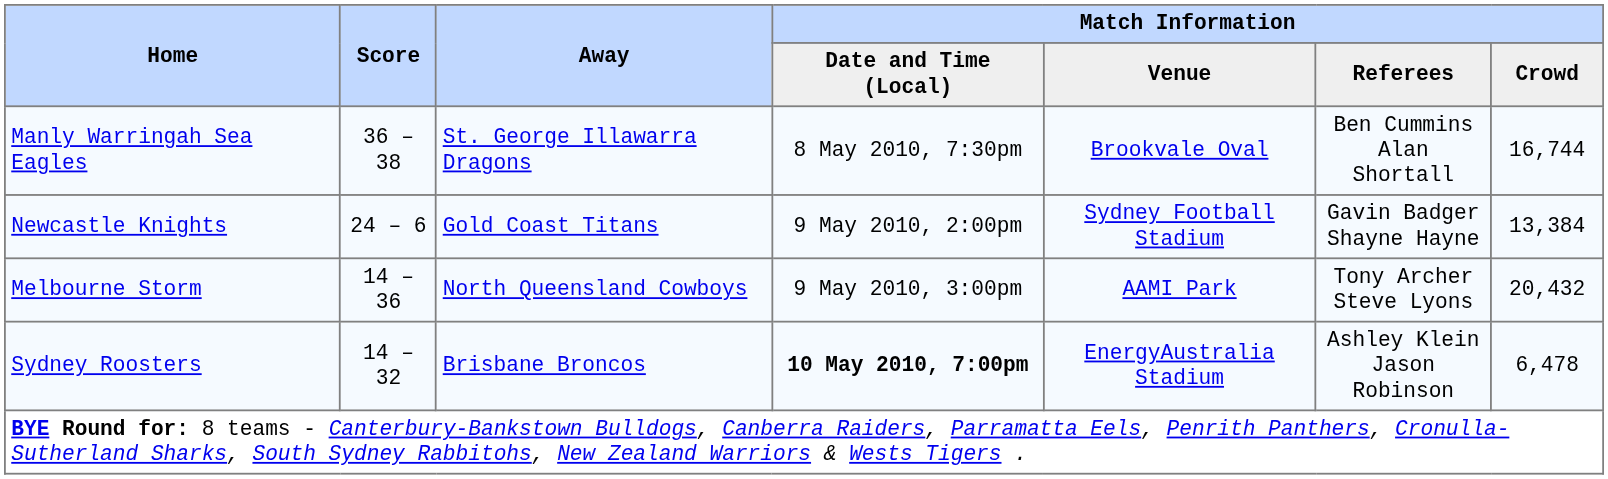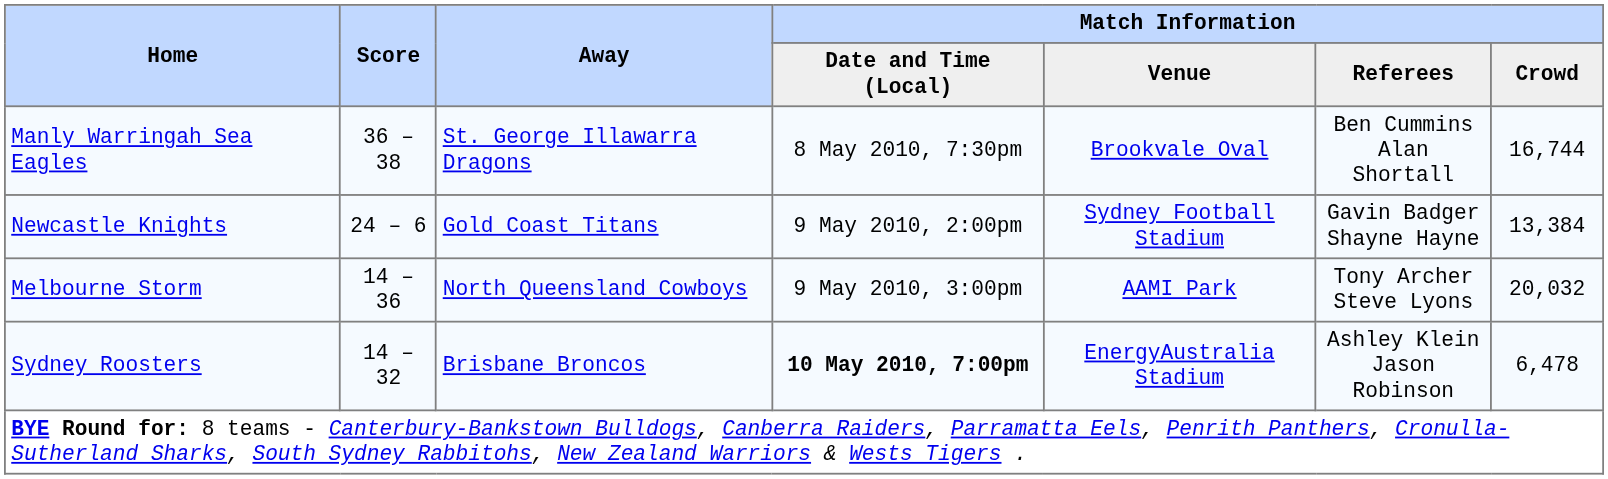(1547, 290) 20,432 -> (1547, 290) 20,032
